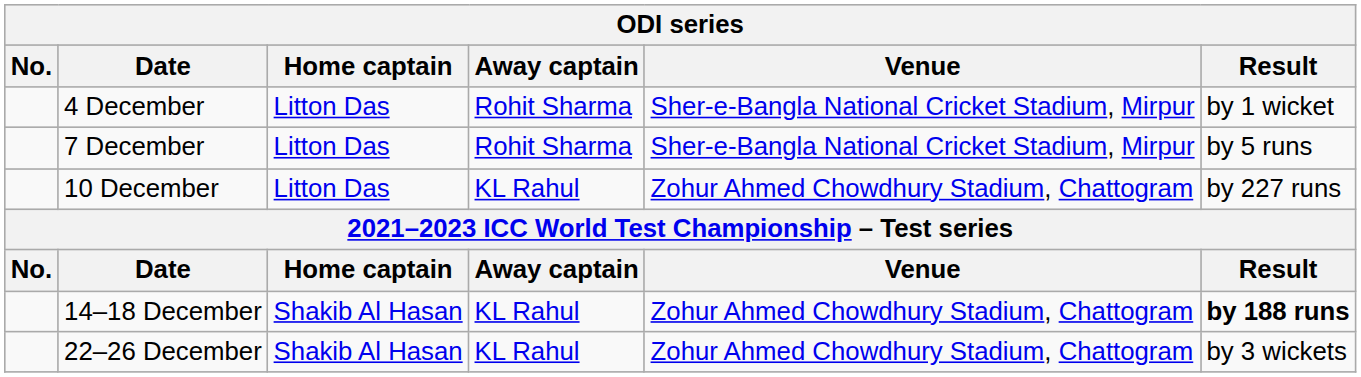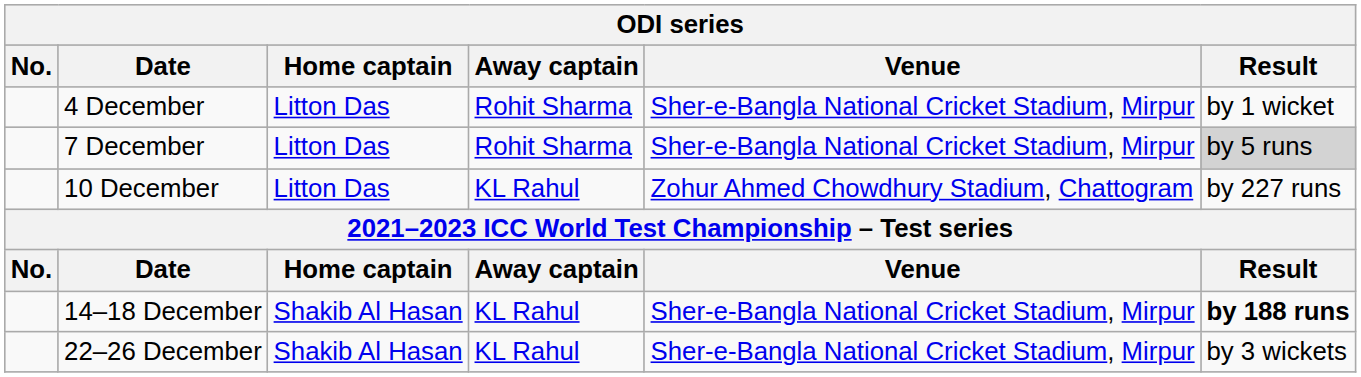(1259, 147) no background -> (1259, 147) lightgrey background
(922, 310) Zohur Ahmed Chowdhury Stadium, Chattogram -> (923, 310) Sher-e-Bangla National Cricket Stadium, Mirpur
(922, 351) Zohur Ahmed Chowdhury Stadium, Chattogram -> (923, 351) Sher-e-Bangla National Cricket Stadium, Mirpur
